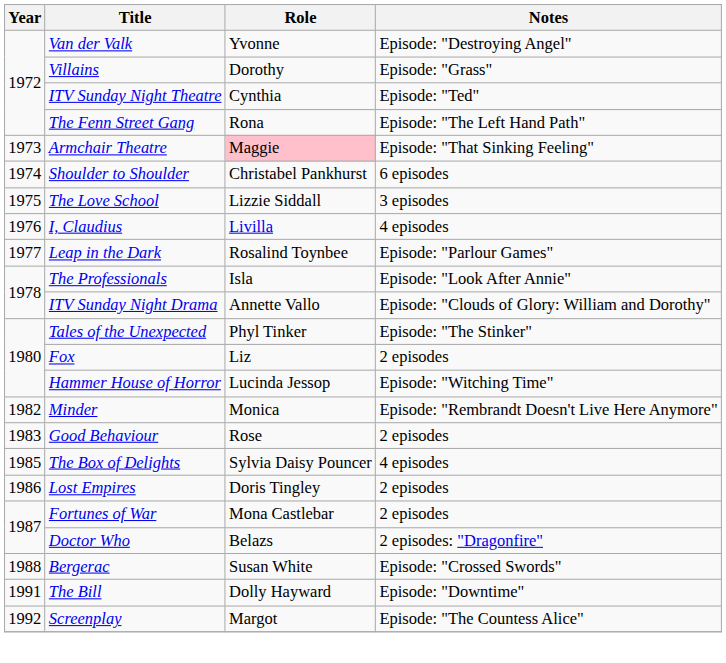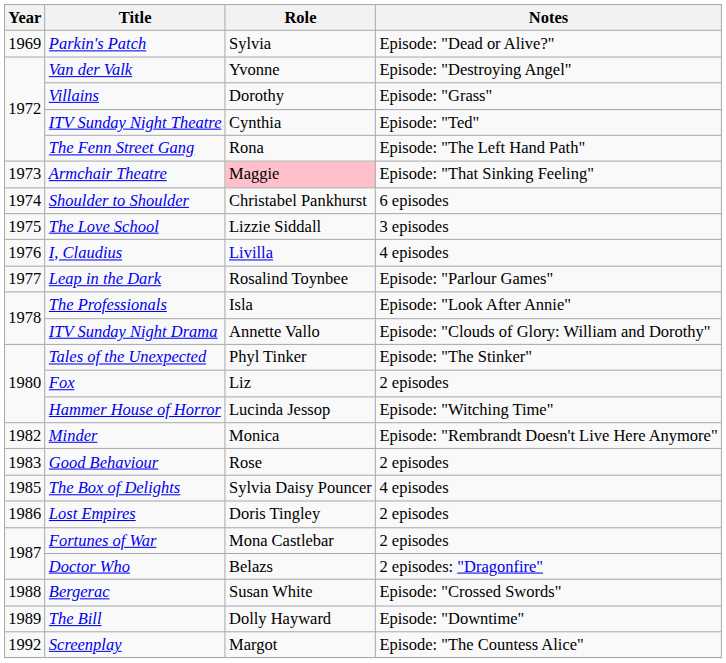+ row: (98, 43)
(25, 592) 1991 -> (25, 618) 1989
